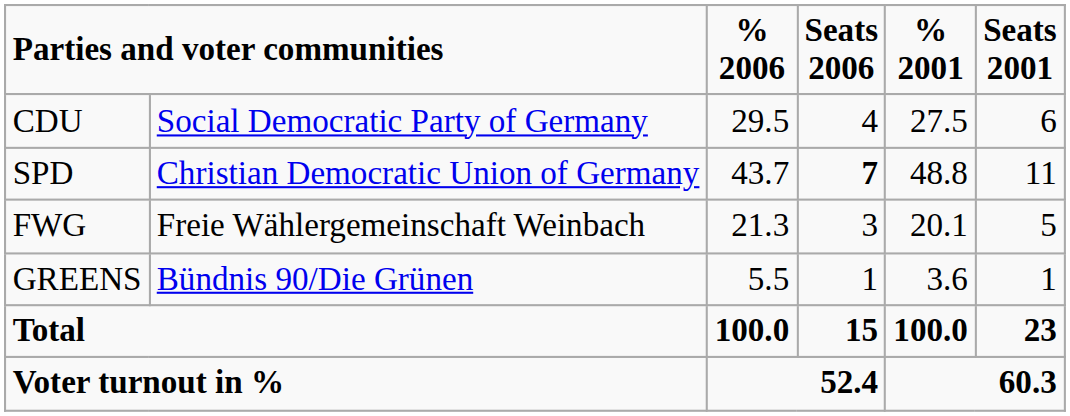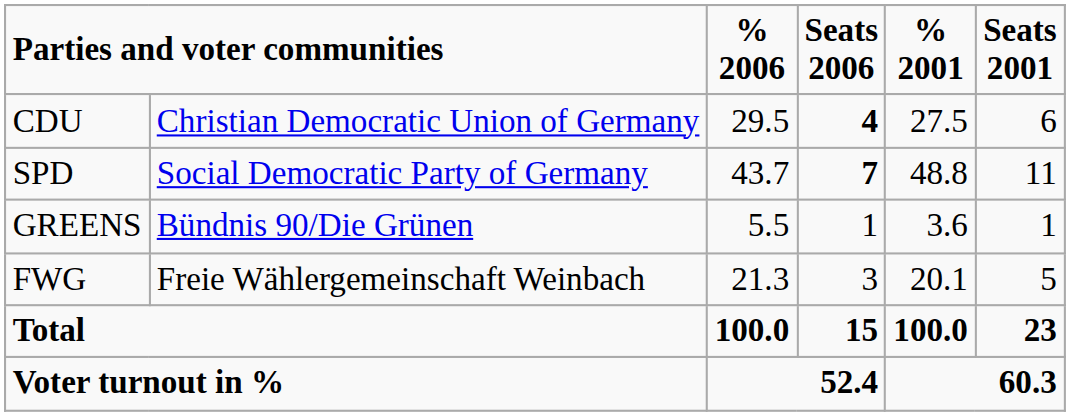(402, 120) Social Democratic Party of Germany -> (428, 120) Christian Democratic Union of Germany
(870, 120) normal -> (870, 120) bold
(428, 173) Christian Democratic Union of Germany -> (402, 173) Social Democratic Party of Germany
rows swapped: (77, 278) <-> (49, 225)
